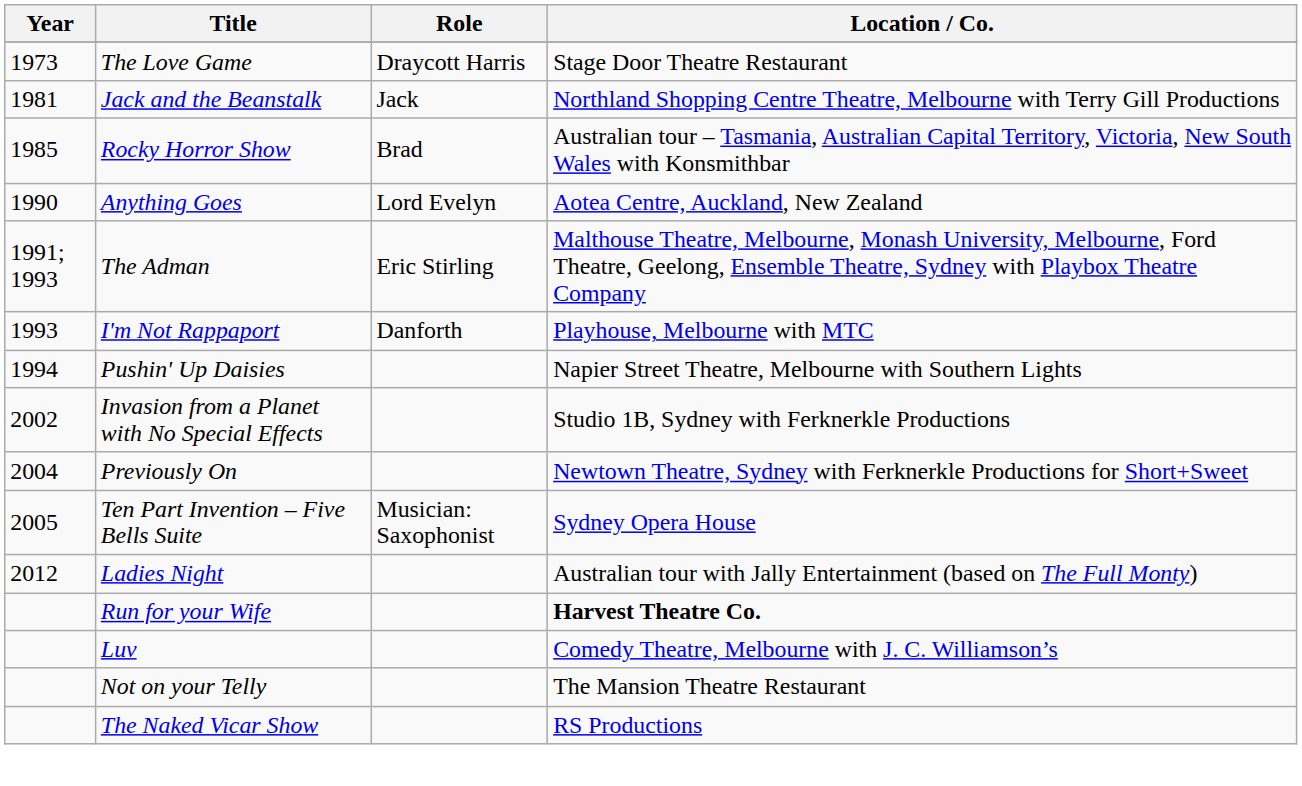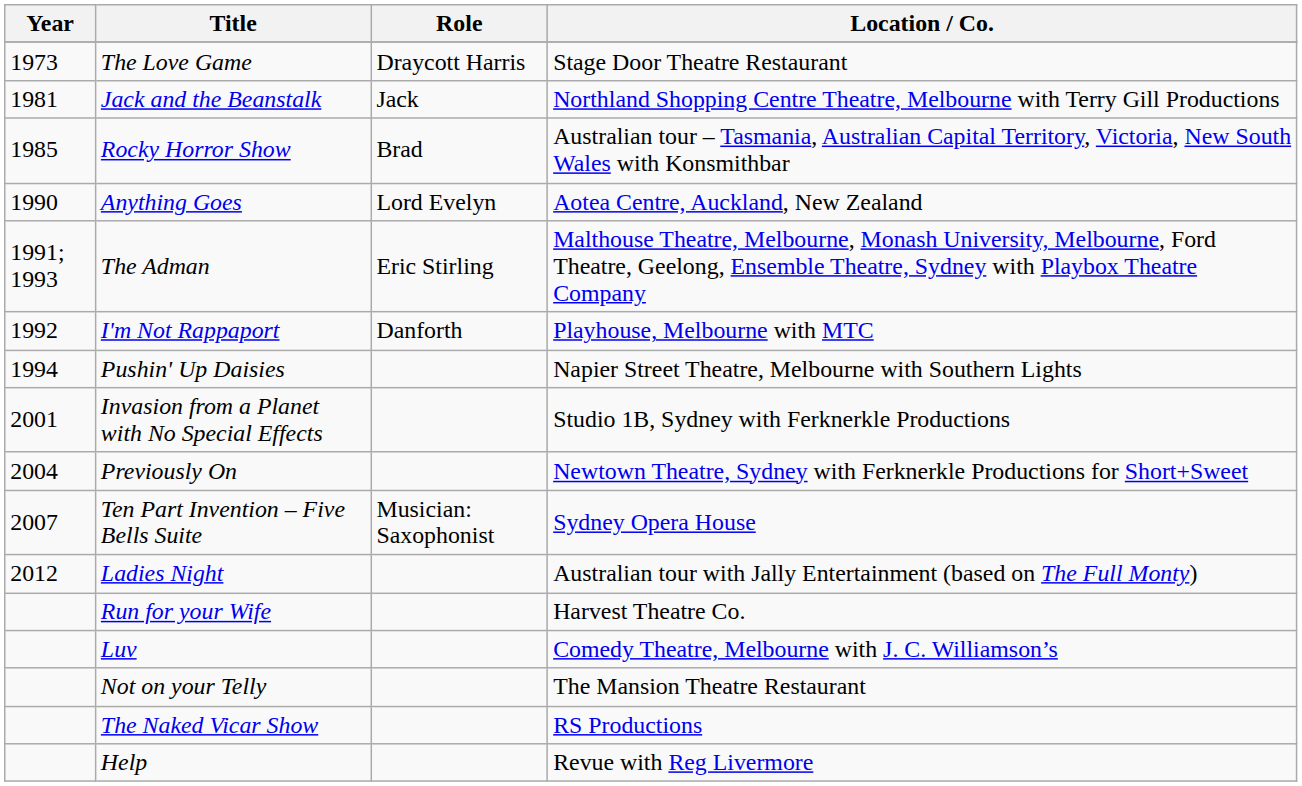(34, 330) 1993 -> (34, 330) 1992
(34, 419) 2002 -> (34, 419) 2001
(34, 522) 2005 -> (34, 522) 2007
(657, 611) bold -> (649, 611) normal
+ row: (124, 762)
